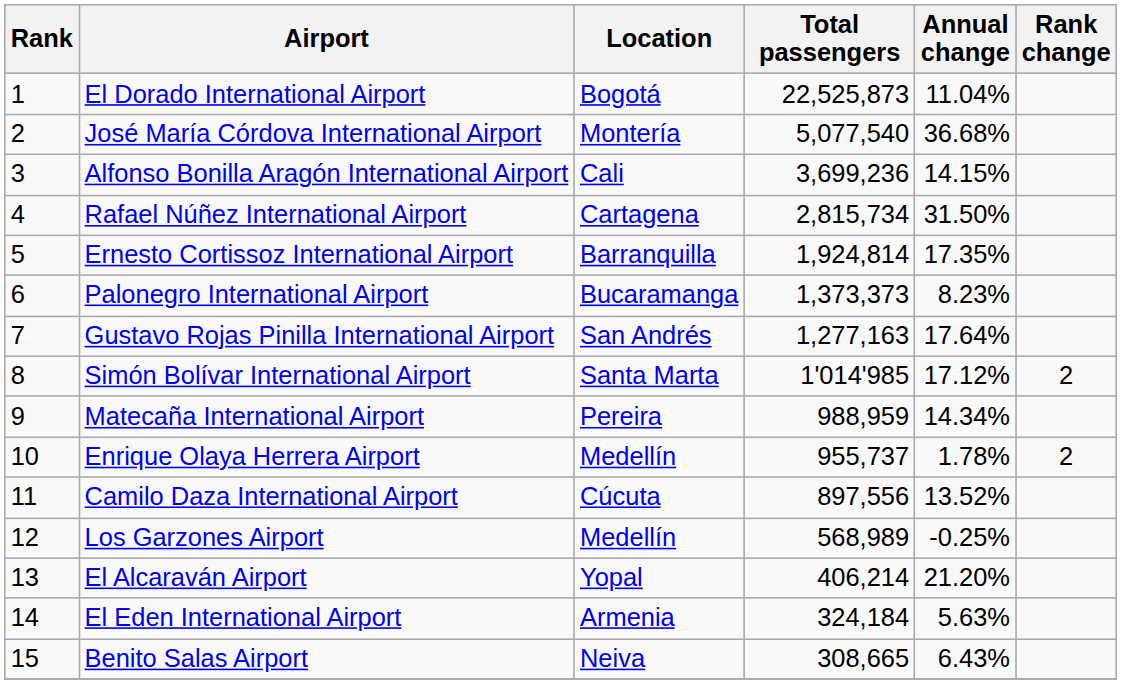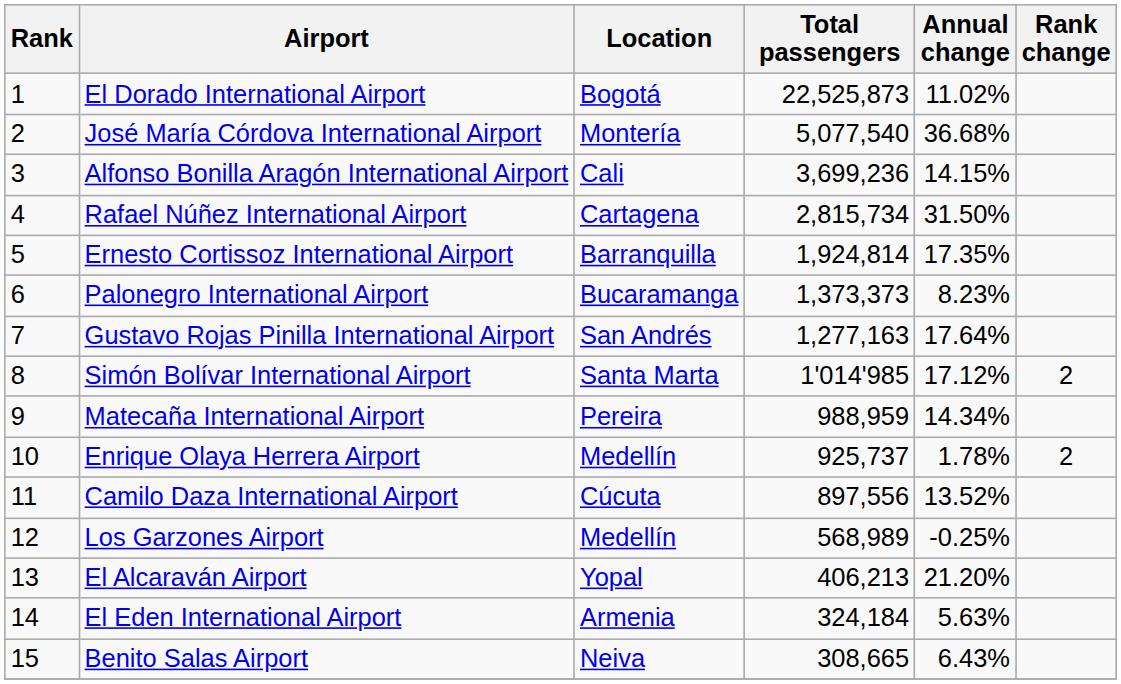(968, 93) 11.04% -> (968, 93) 11.02%
(863, 456) 955,737 -> (863, 456) 925,737
(863, 577) 406,214 -> (863, 577) 406,213
